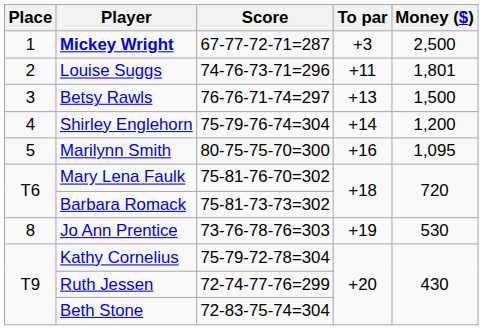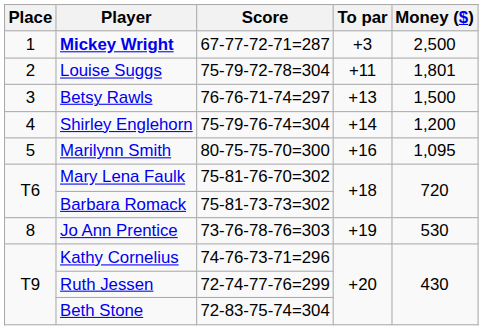(265, 71) 74-76-73-71=296 -> (265, 71) 75-79-72-78=304
(265, 257) 75-79-72-78=304 -> (265, 257) 74-76-73-71=296
